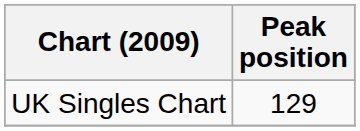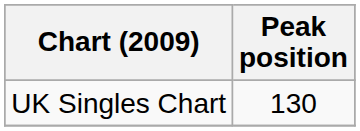(293, 102) 129 -> (293, 102) 130
